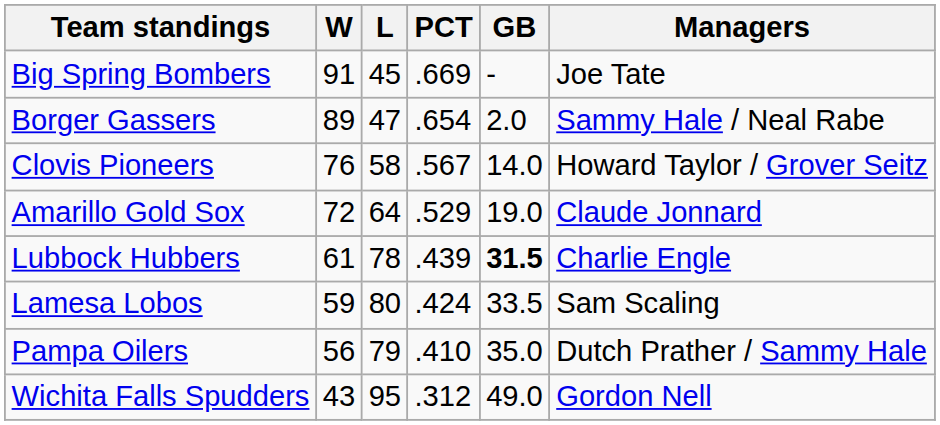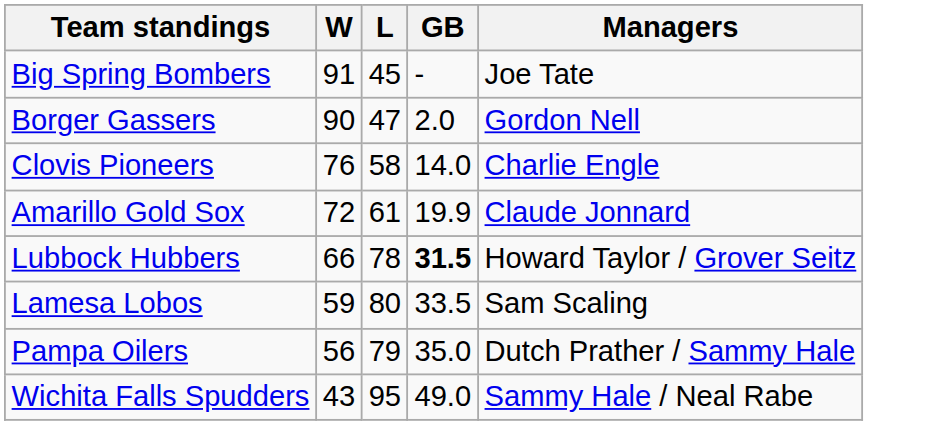- column: (444, 27)
(339, 119) 89 -> (339, 119) 90
(720, 119) Sammy Hale / Neal Rabe -> (562, 119) Gordon Nell
(742, 166) Howard Taylor / Grover Seitz -> (572, 166) Charlie Engle
(385, 212) 64 -> (385, 212) 61
(514, 212) 19.0 -> (443, 212) 19.9
(339, 258) 61 -> (339, 258) 66
(644, 258) Charlie Engle -> (670, 258) Howard Taylor / Grover Seitz
(634, 397) Gordon Nell -> (649, 397) Sammy Hale / Neal Rabe
